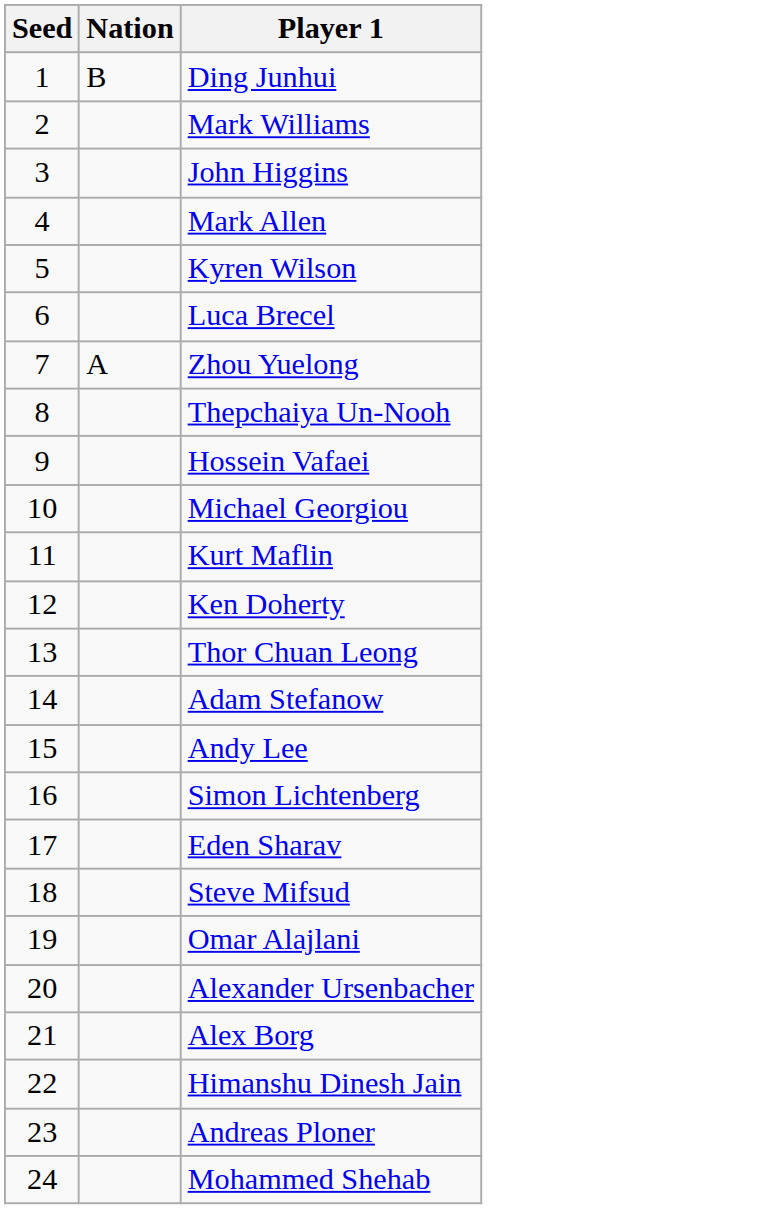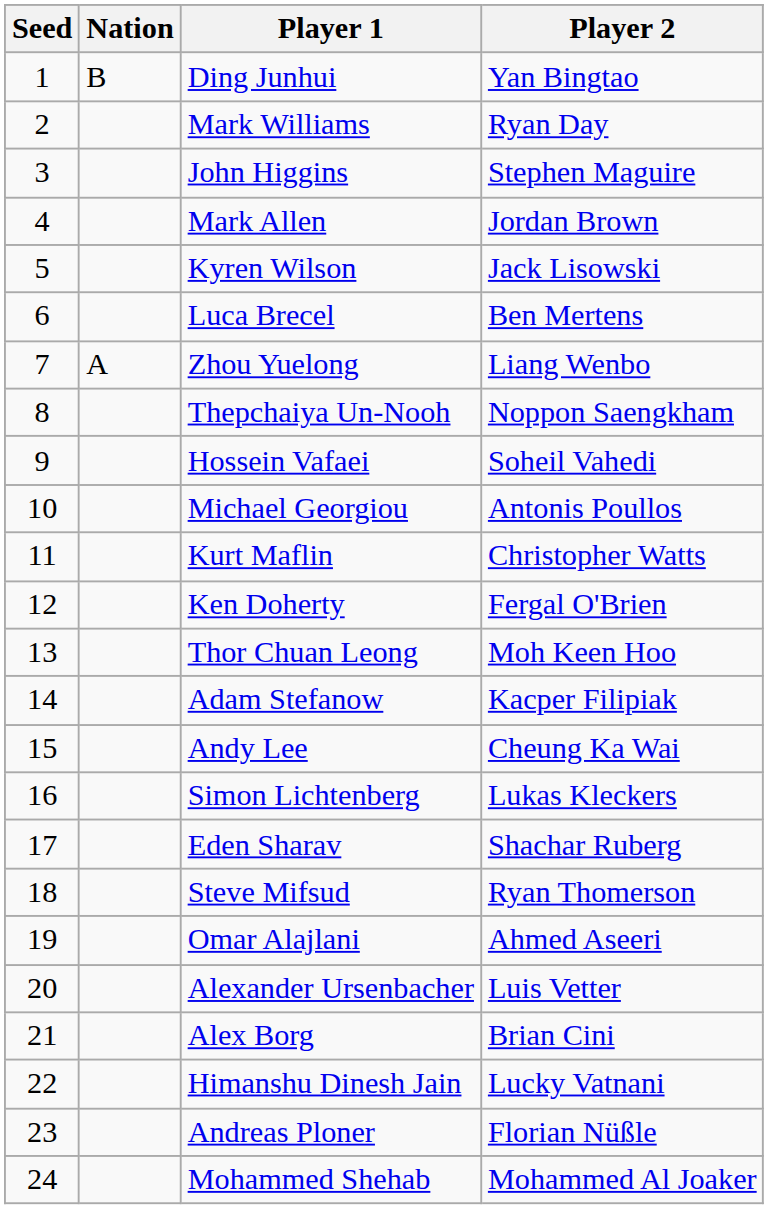+ column: (622, 28)
